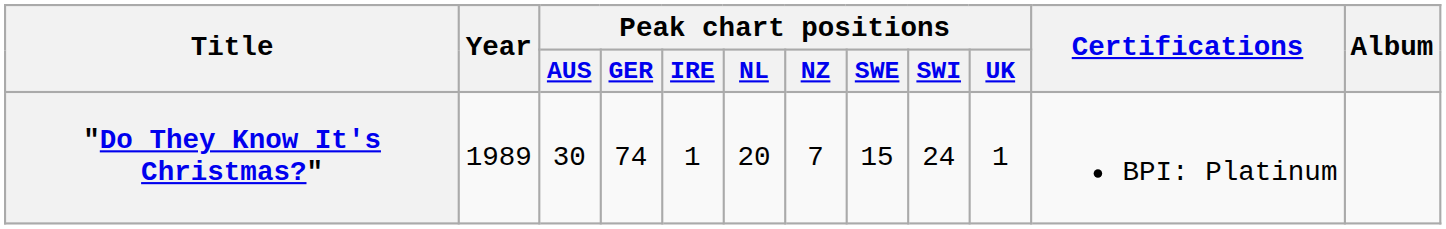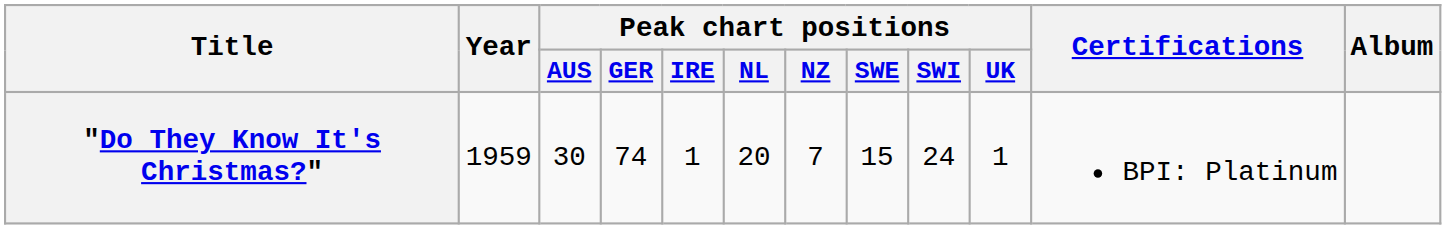(499, 158) 1989 -> (499, 158) 1959
